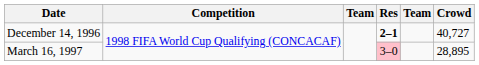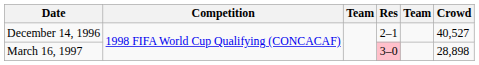(389, 32) bold -> (389, 32) normal
(453, 32) 40,727 -> (453, 32) 40,527
(453, 51) 28,895 -> (453, 51) 28,898
